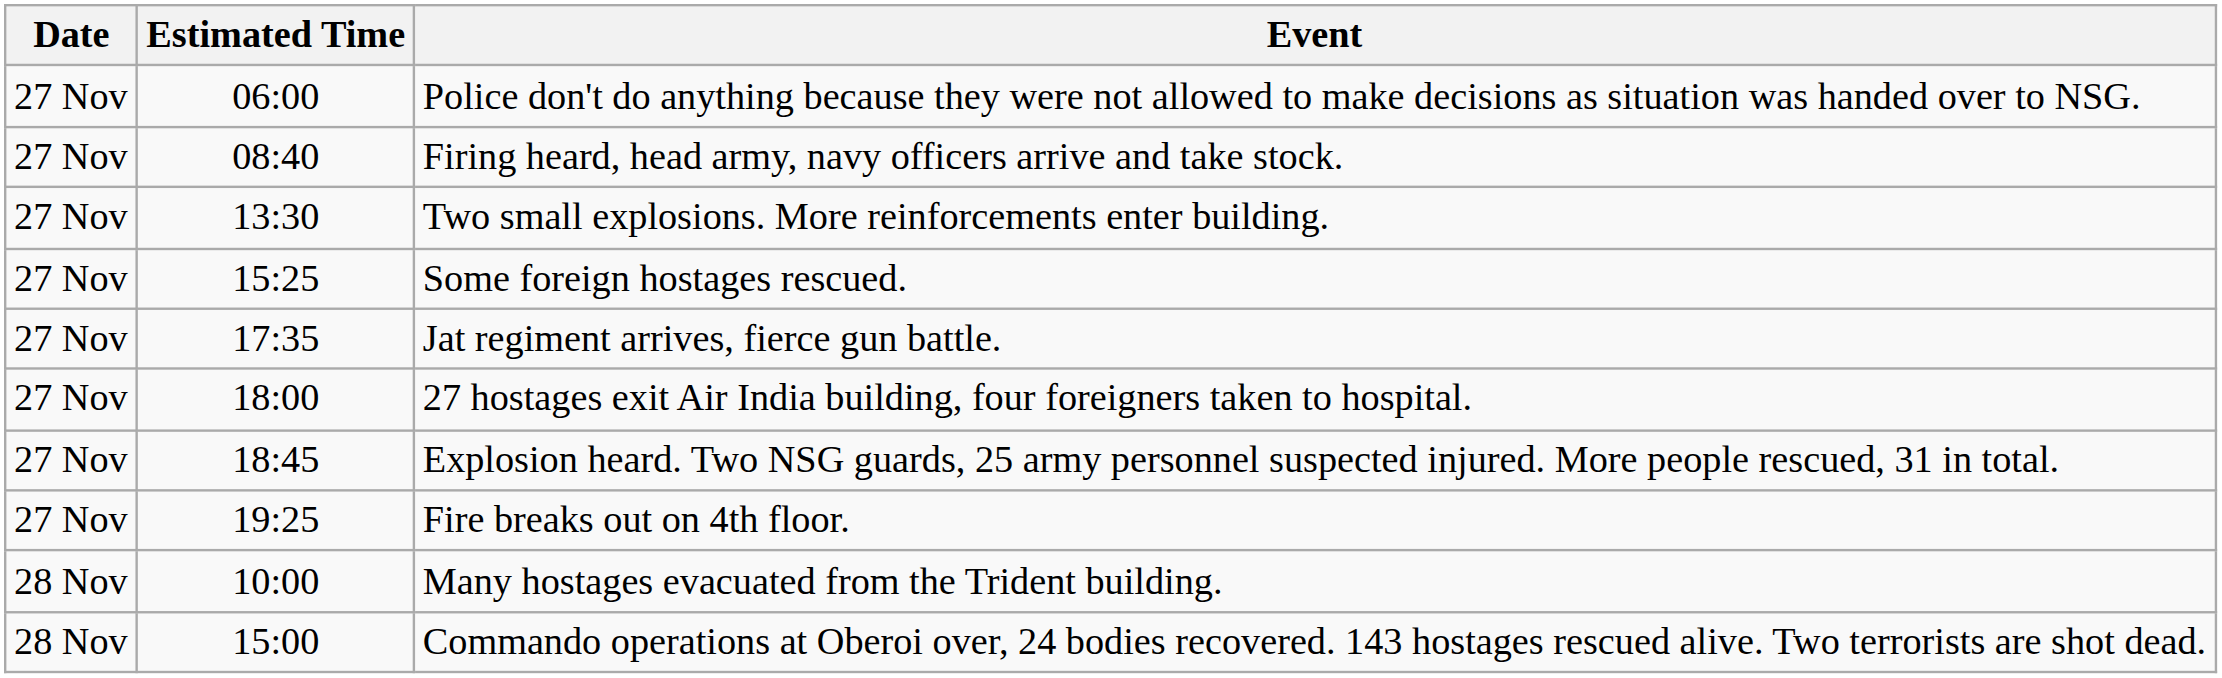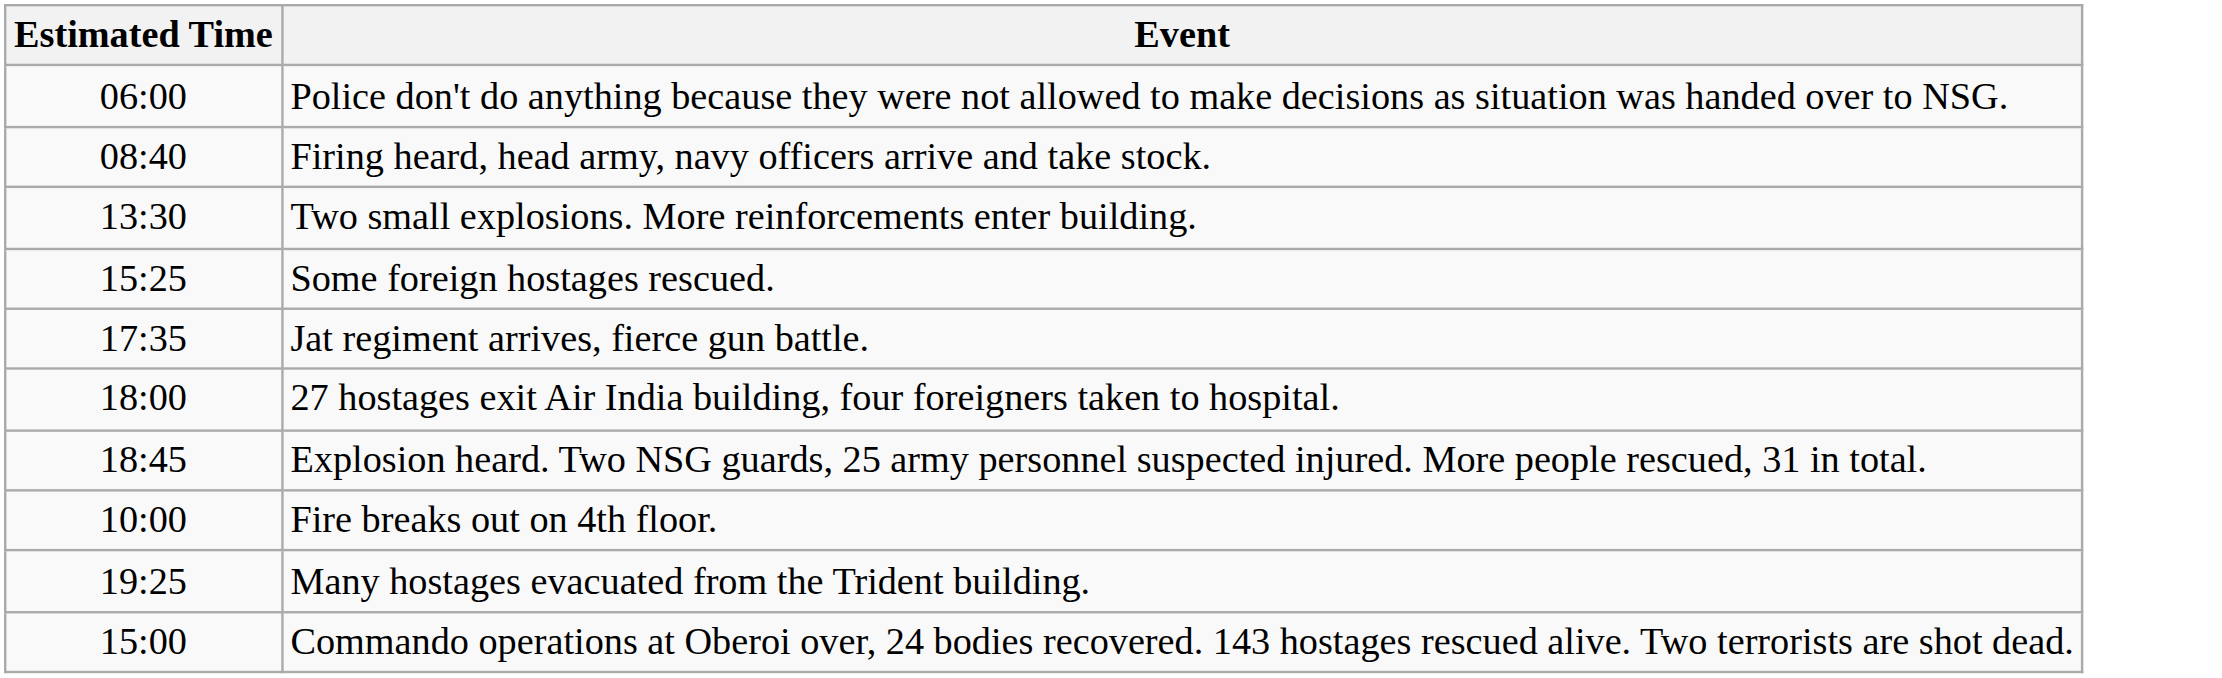- column: (71, 34)
(276, 519) 19:25 -> (143, 519) 10:00
(276, 580) 10:00 -> (143, 580) 19:25
